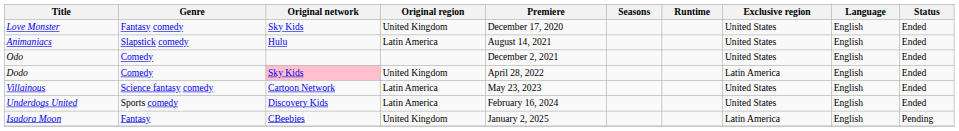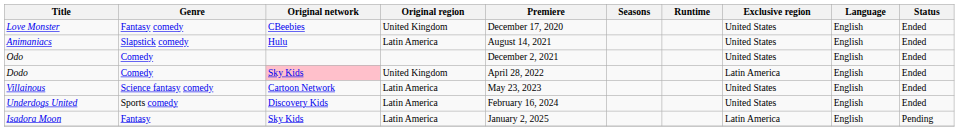(286, 27) Sky Kids -> (286, 27) CBeebies
(286, 118) CBeebies -> (286, 118) Sky Kids
(415, 118) United Kingdom -> (410, 118) Latin America
